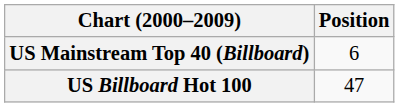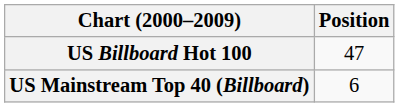rows swapped: (159, 85) <-> (159, 53)
